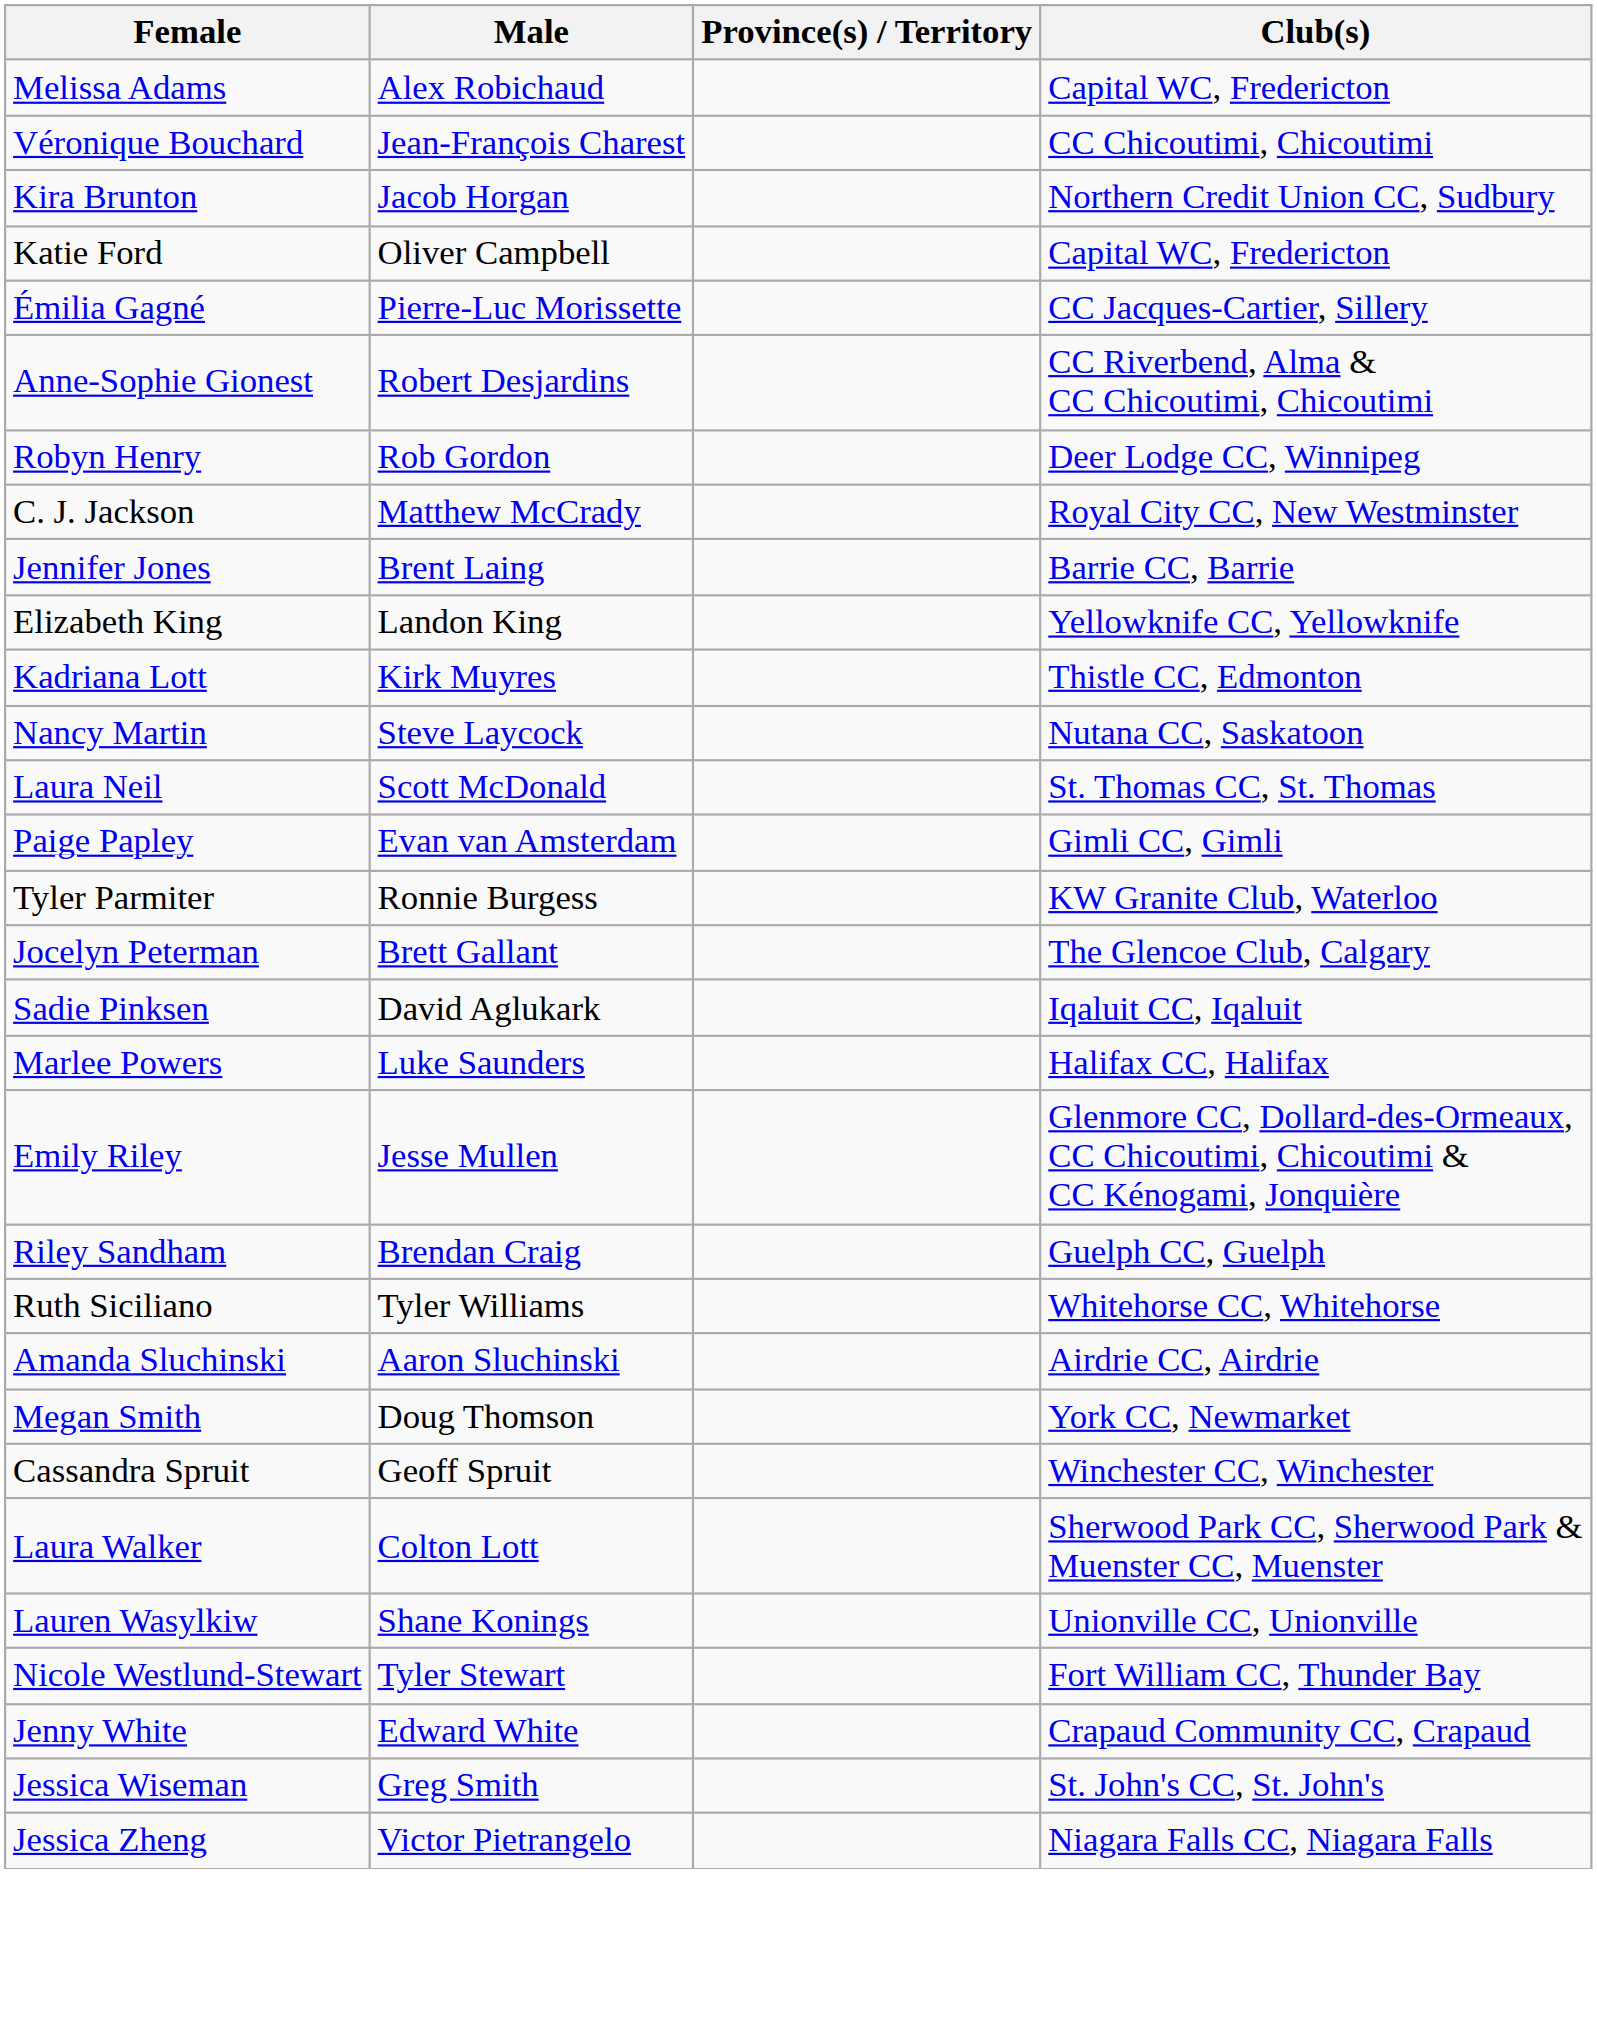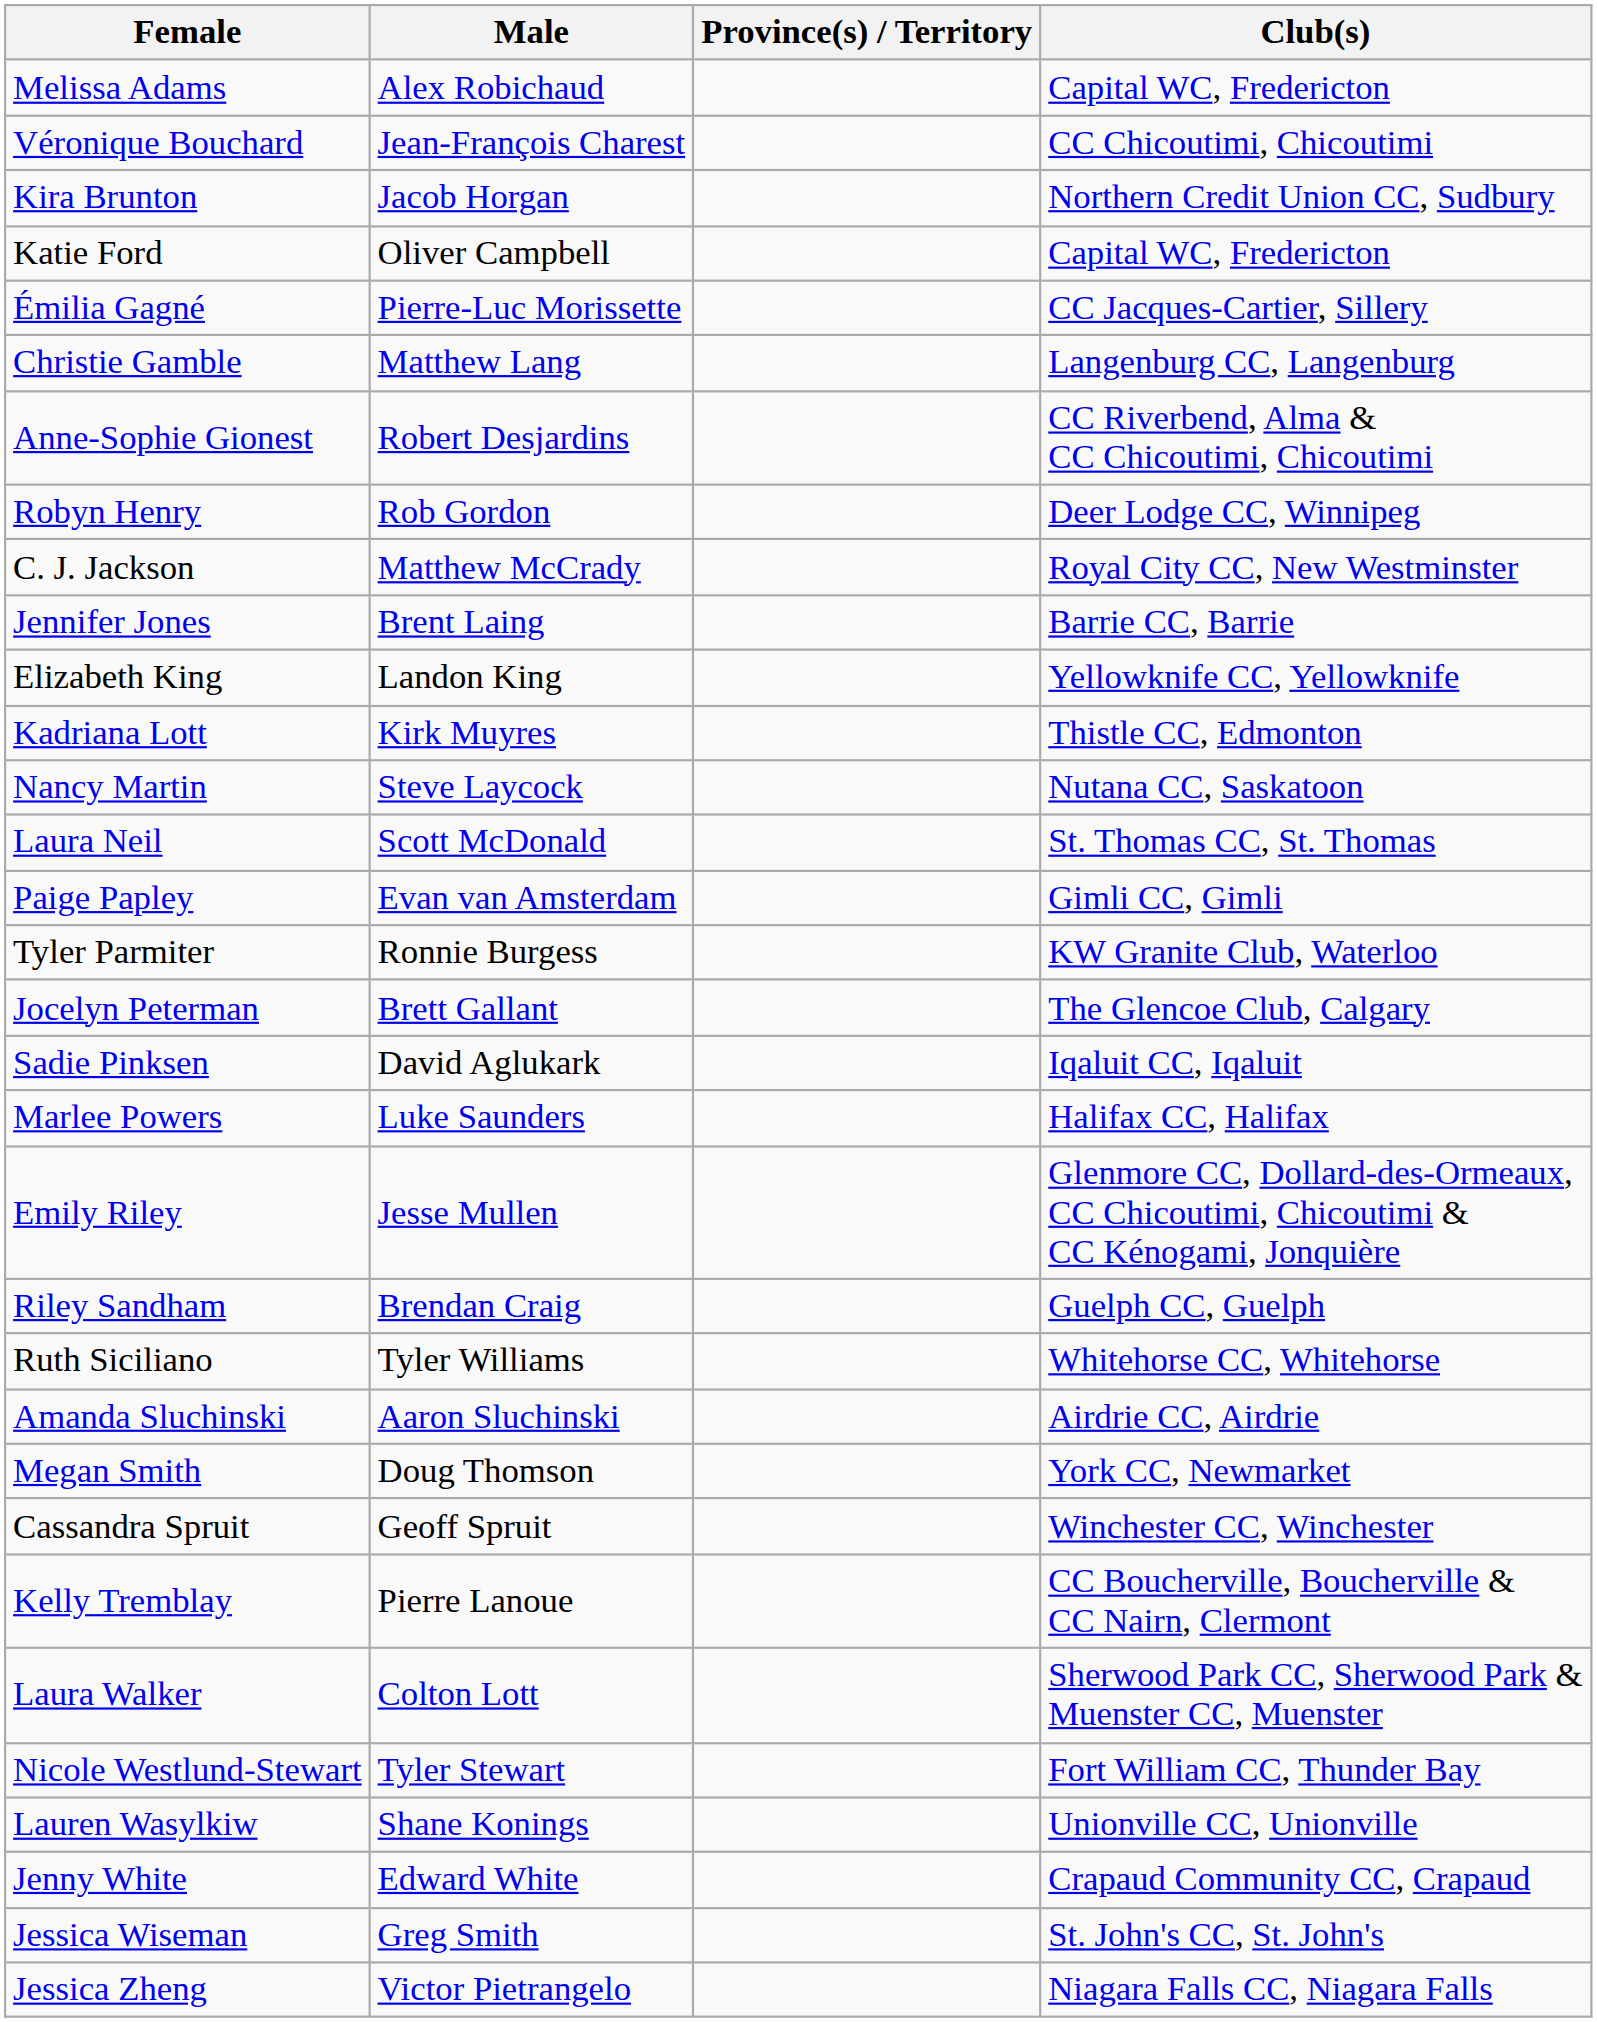+ row: (127, 362)
+ row: (123, 1600)
rows swapped: (135, 1619) <-> (187, 1674)
